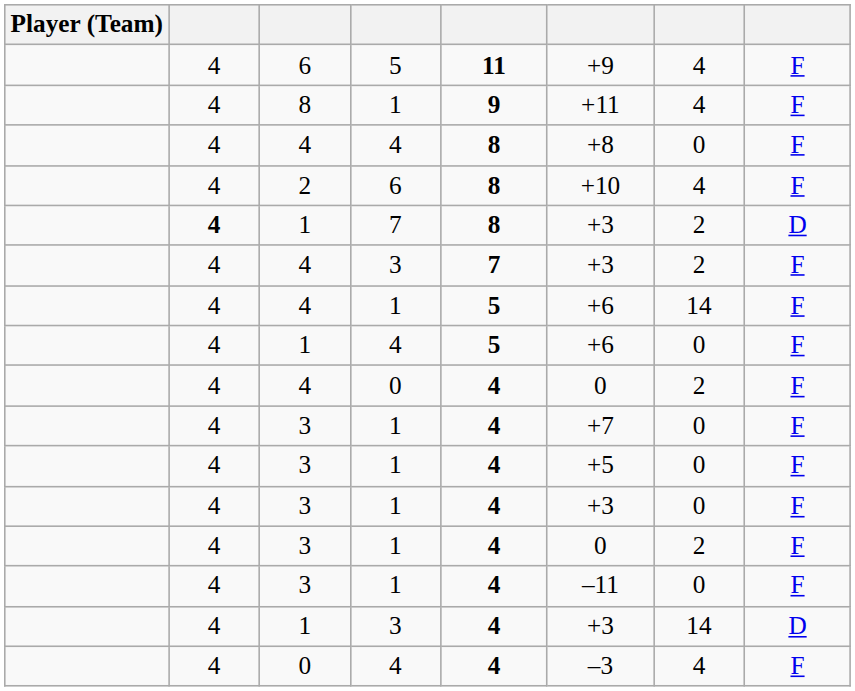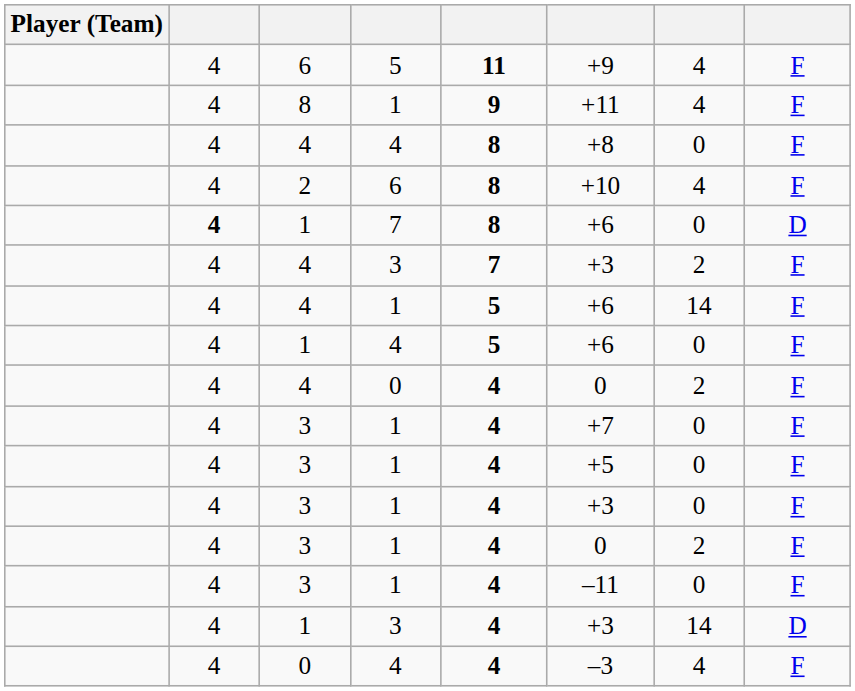(600, 225) +3 -> (600, 225) +6
(699, 225) 2 -> (699, 225) 0
